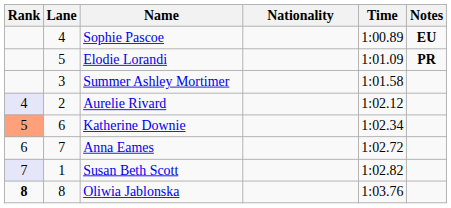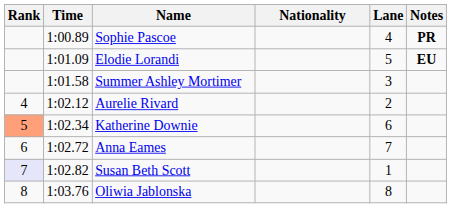columns swapped: (62, 15) <-> (382, 15)
(427, 37) EU -> (427, 37) PR
(427, 59) PR -> (427, 59) EU
(24, 103) lavender background -> (24, 103) no background
(24, 192) bold -> (24, 192) normal
